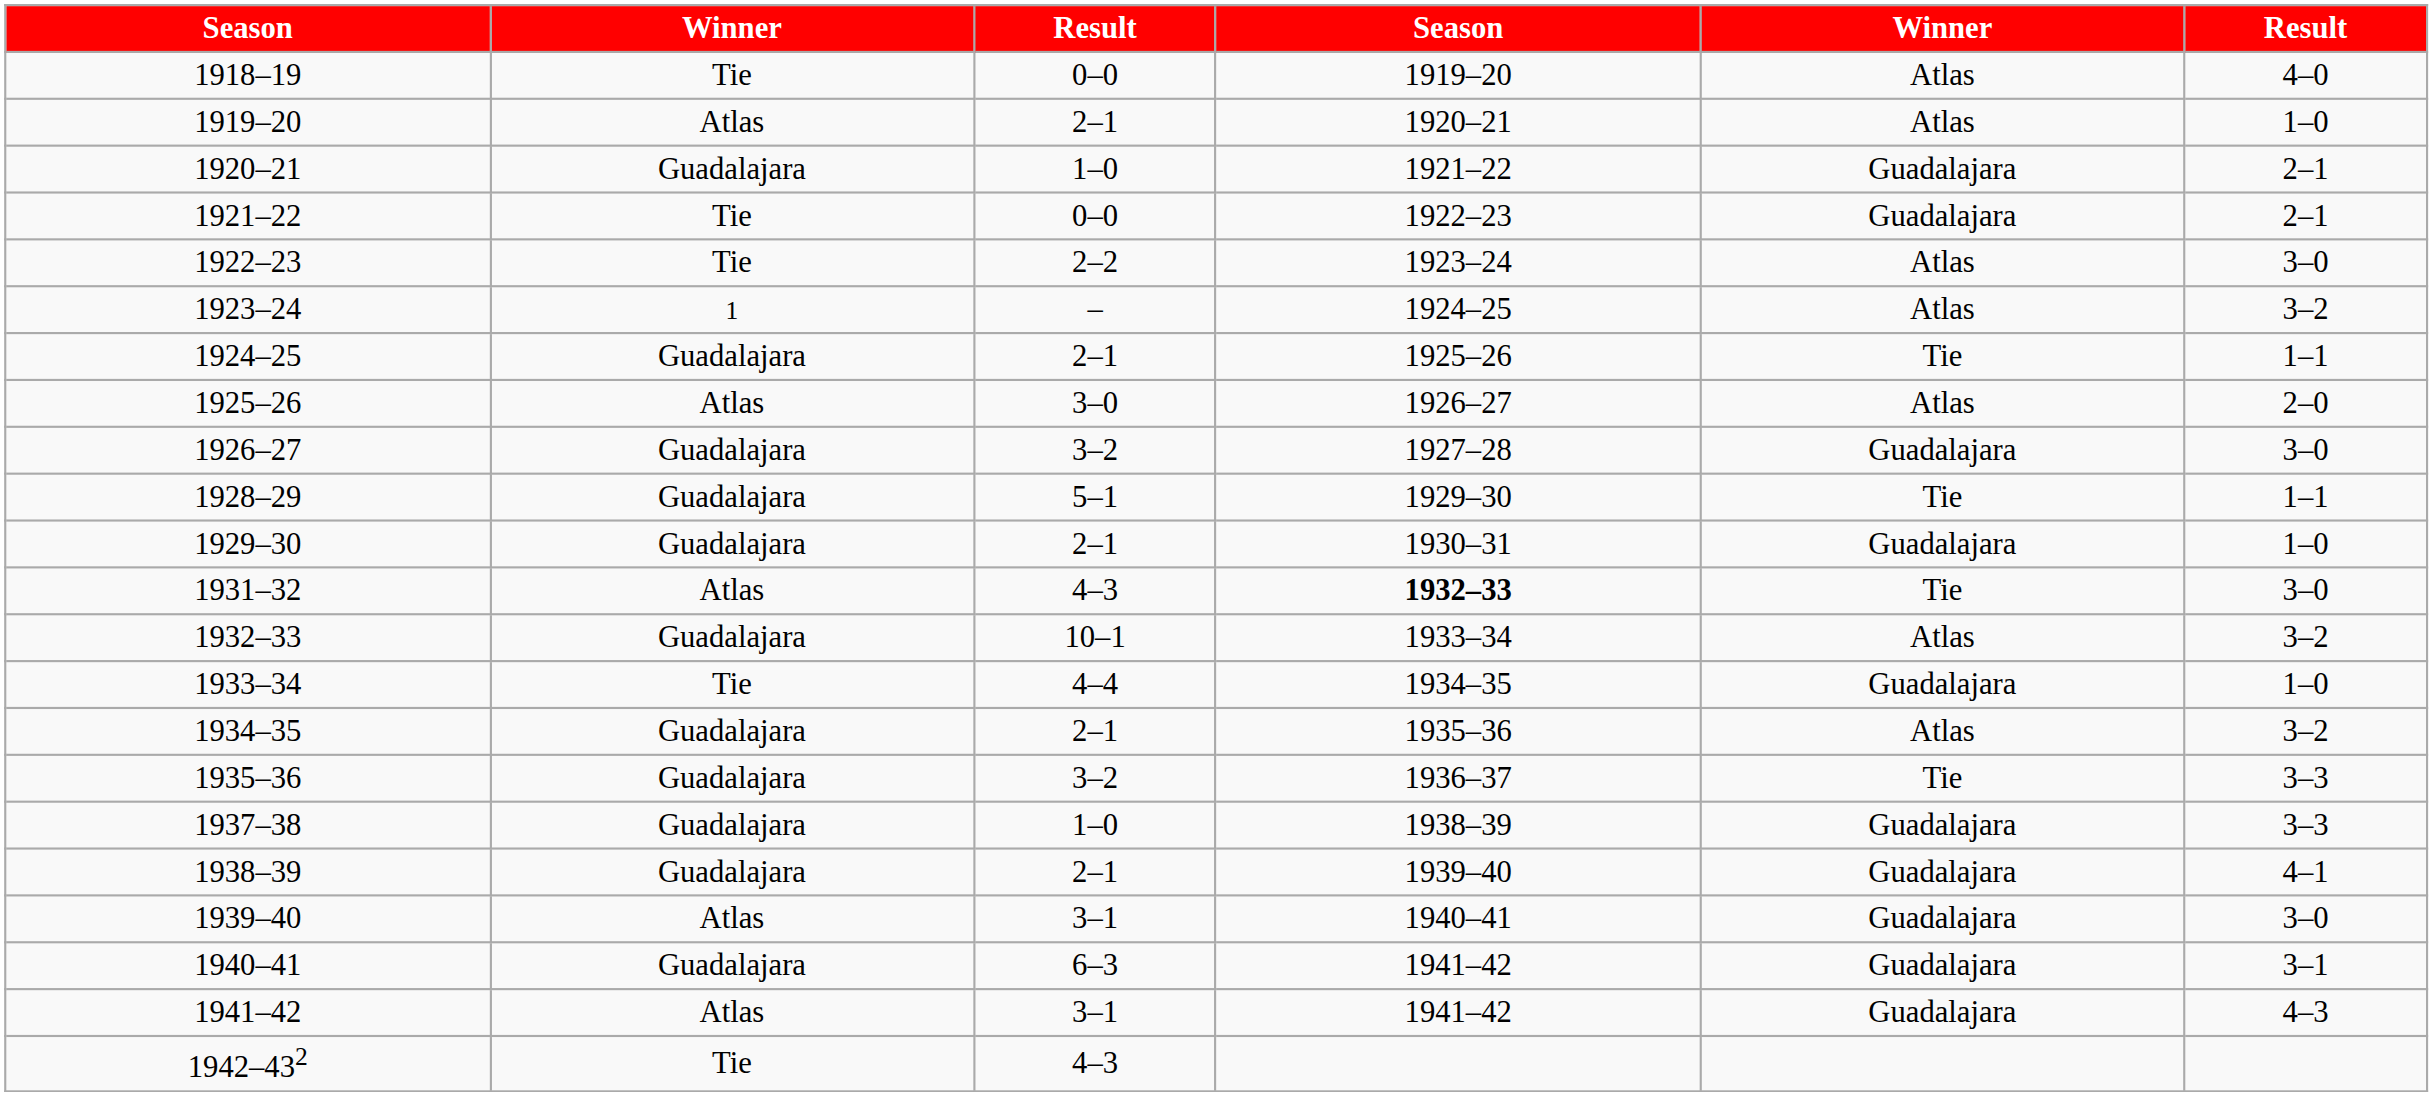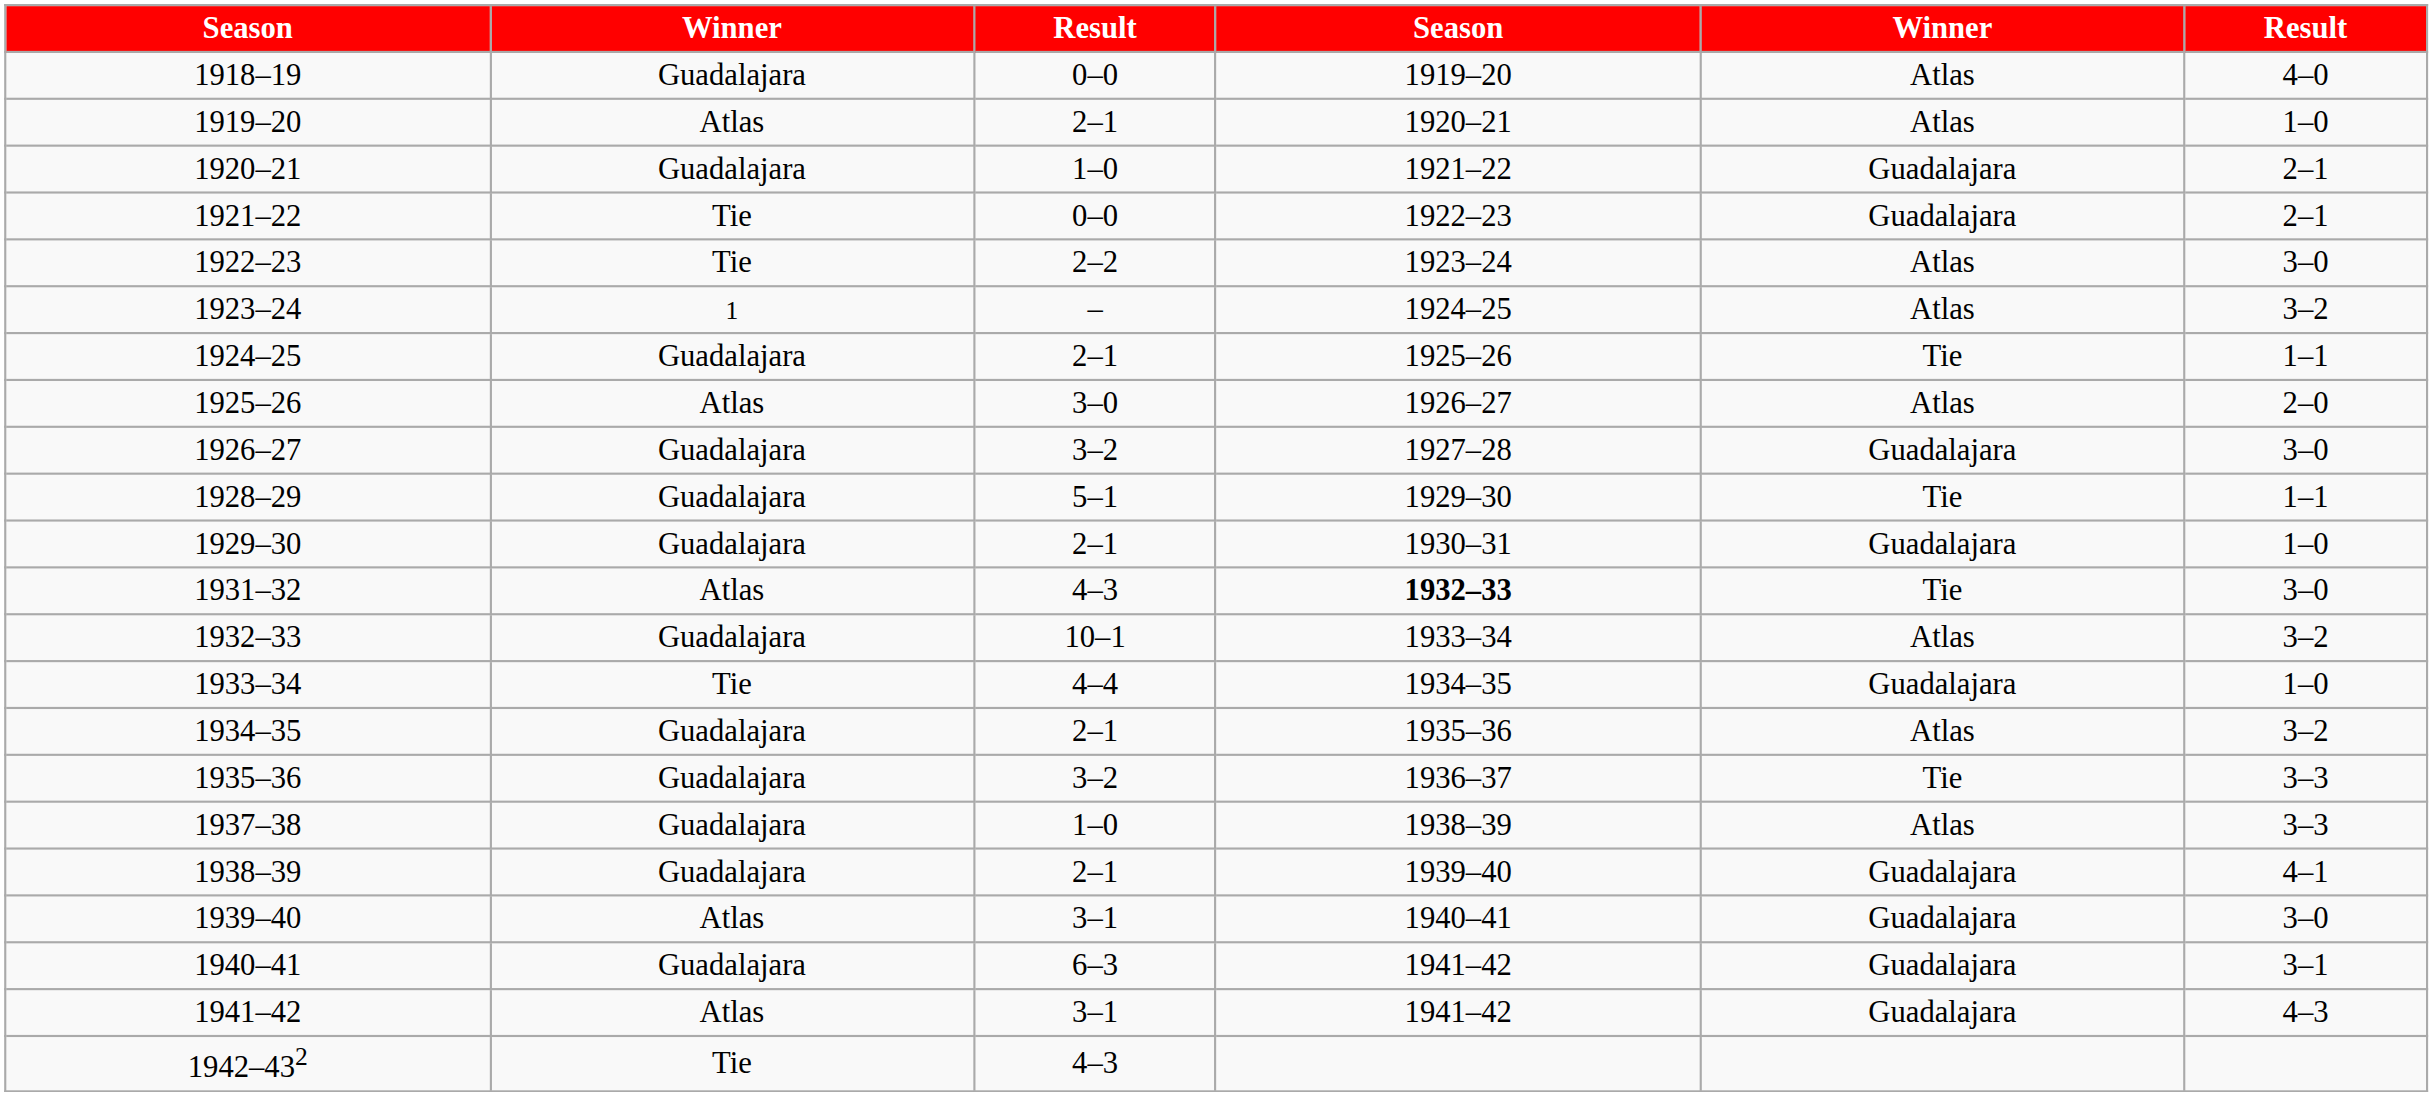(732, 74) Tie -> (732, 74) Guadalajara
(1942, 824) Guadalajara -> (1942, 824) Atlas
